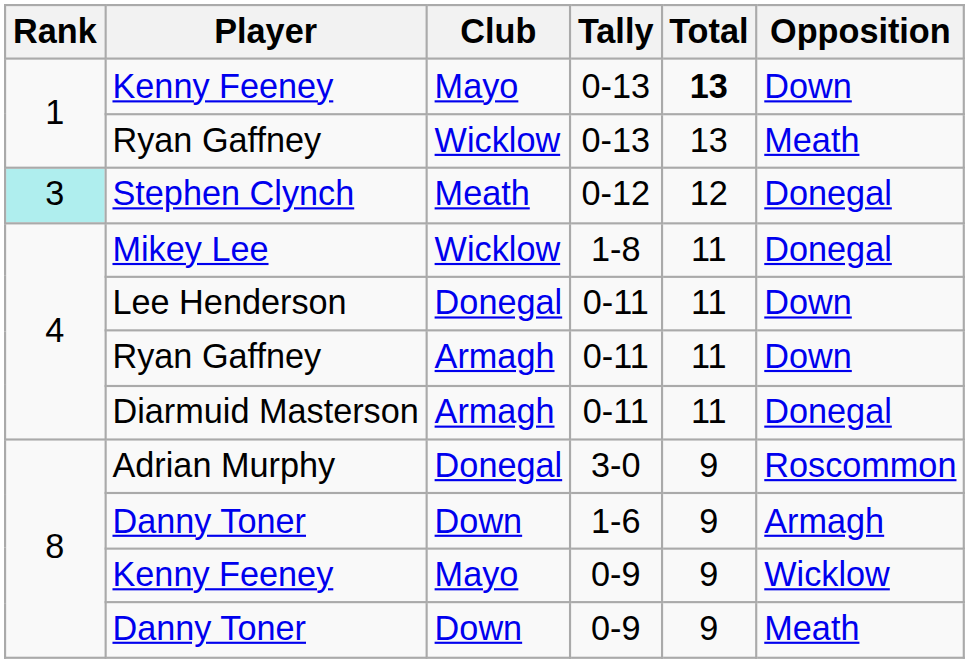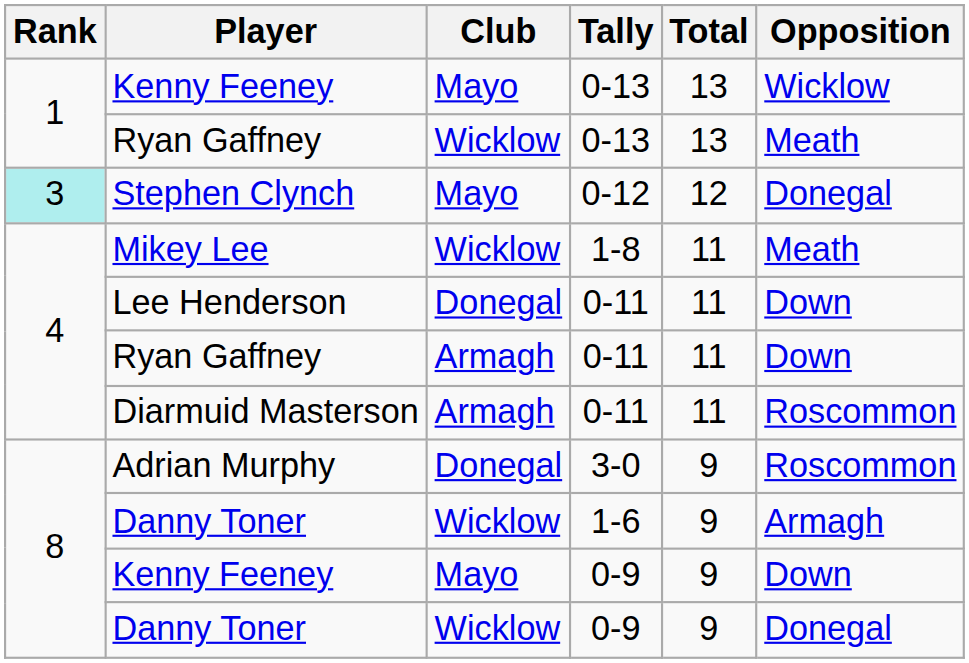(709, 85) bold -> (709, 85) normal
(808, 85) Down -> (827, 85) Wicklow
(482, 194) Meath -> (476, 194) Mayo
(828, 248) Donegal -> (812, 248) Meath
(828, 411) Donegal -> (860, 411) Roscommon
(478, 520) Down -> (497, 520) Wicklow
(827, 574) Wicklow -> (808, 574) Down
(478, 628) Down -> (497, 628) Wicklow
(812, 628) Meath -> (828, 628) Donegal
